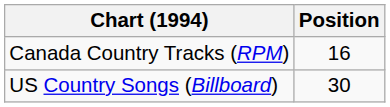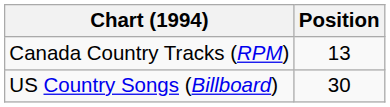(339, 53) 16 -> (339, 53) 13
